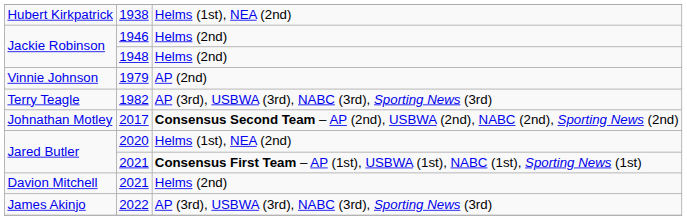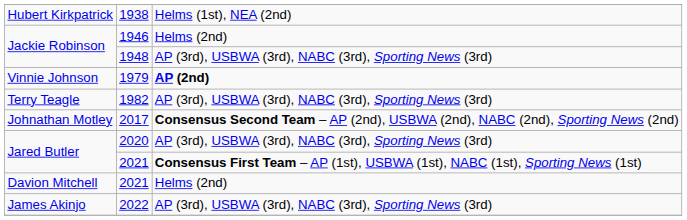(191, 57) Helms (2nd) -> (323, 57) AP (3rd), USBWA (3rd), NABC (3rd), Sporting News (3rd)
(181, 78) normal -> (182, 78) bold
(223, 141) Helms (1st), NEA (2nd) -> (323, 141) AP (3rd), USBWA (3rd), NABC (3rd), Sporting News (3rd)
